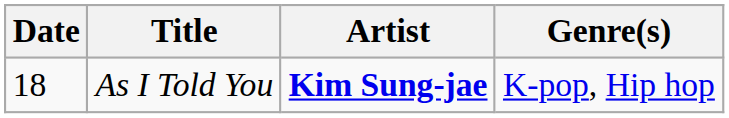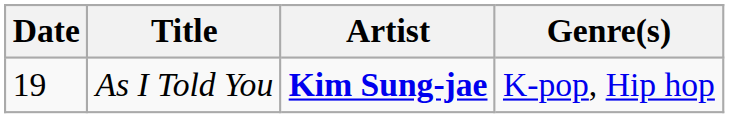(30, 84) 18 -> (30, 84) 19
